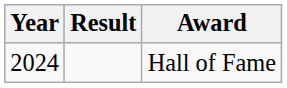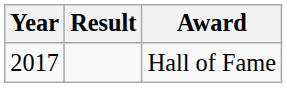(35, 62) 2024 -> (35, 62) 2017
